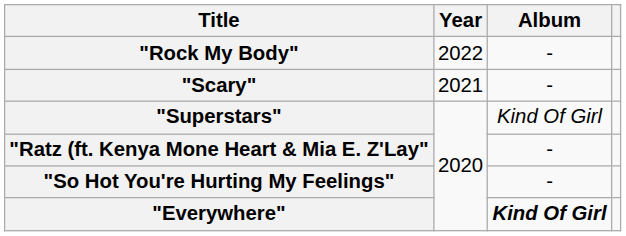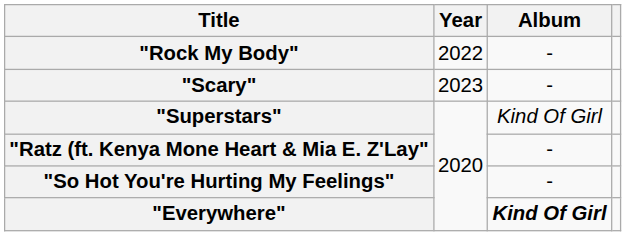(461, 85) 2021 -> (461, 85) 2023
